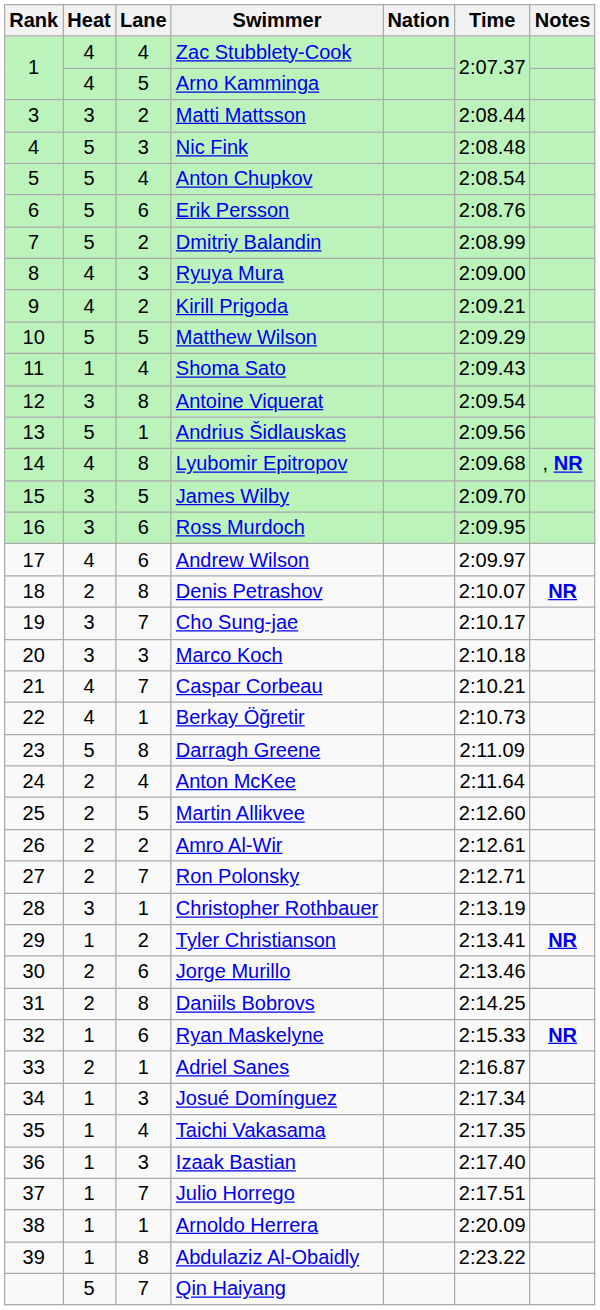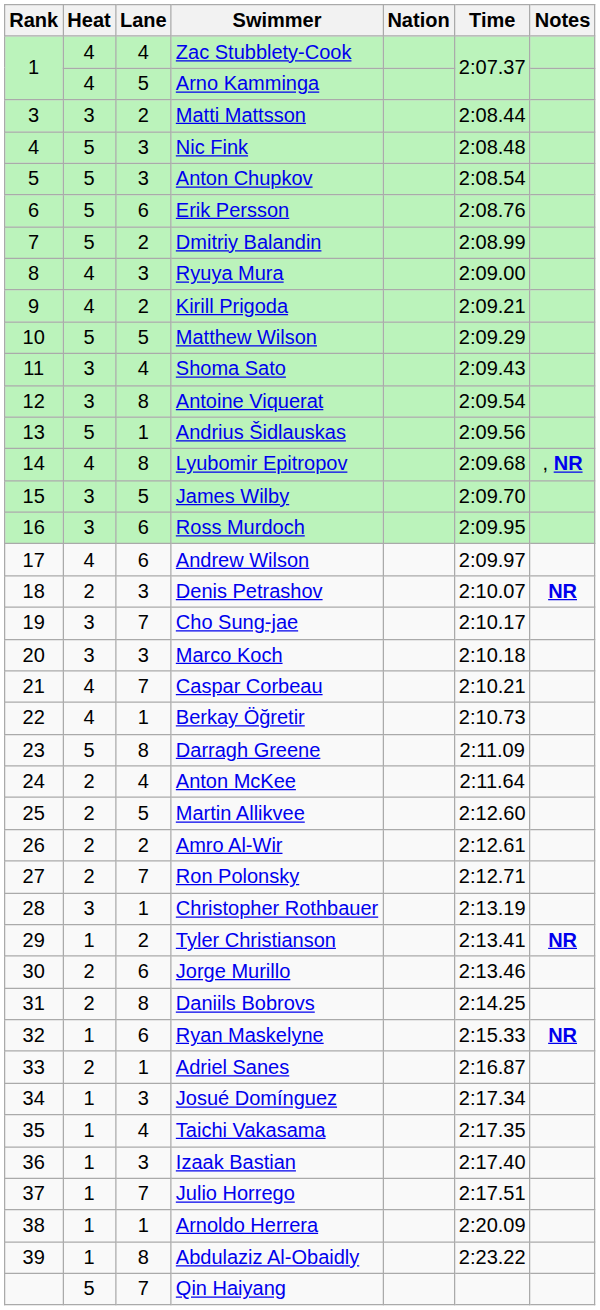(143, 178) 4 -> (143, 178) 3
(89, 369) 1 -> (89, 369) 3
(143, 591) 8 -> (143, 591) 3
